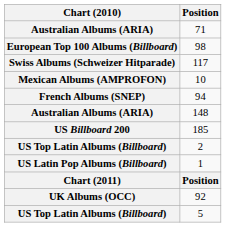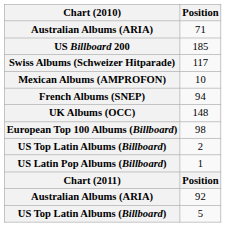rows swapped: (200, 46) <-> (200, 130)
(92, 113) Australian Albums (ARIA) -> (92, 113) UK Albums (OCC)
(92, 197) UK Albums (OCC) -> (92, 197) Australian Albums (ARIA)
